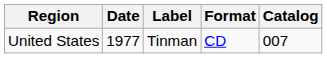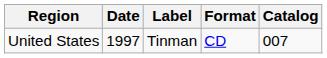(123, 40) 1977 -> (123, 40) 1997
